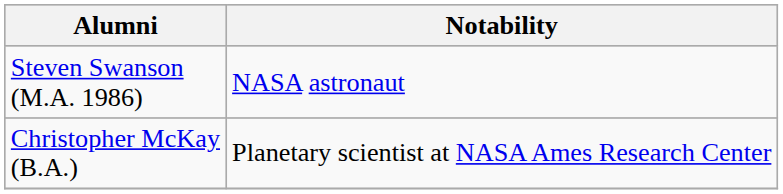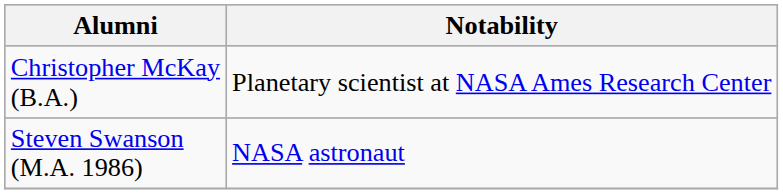rows swapped: (115, 152) <-> (97, 81)
